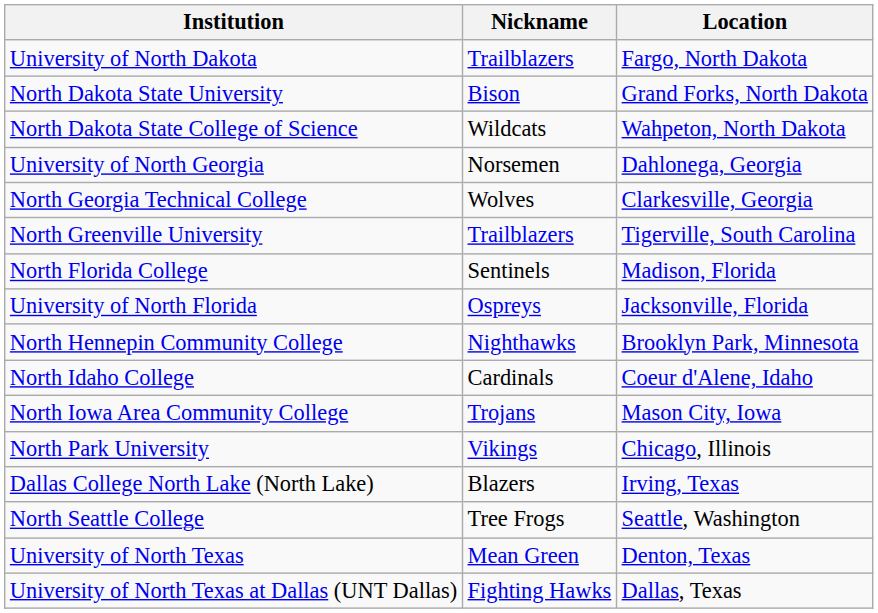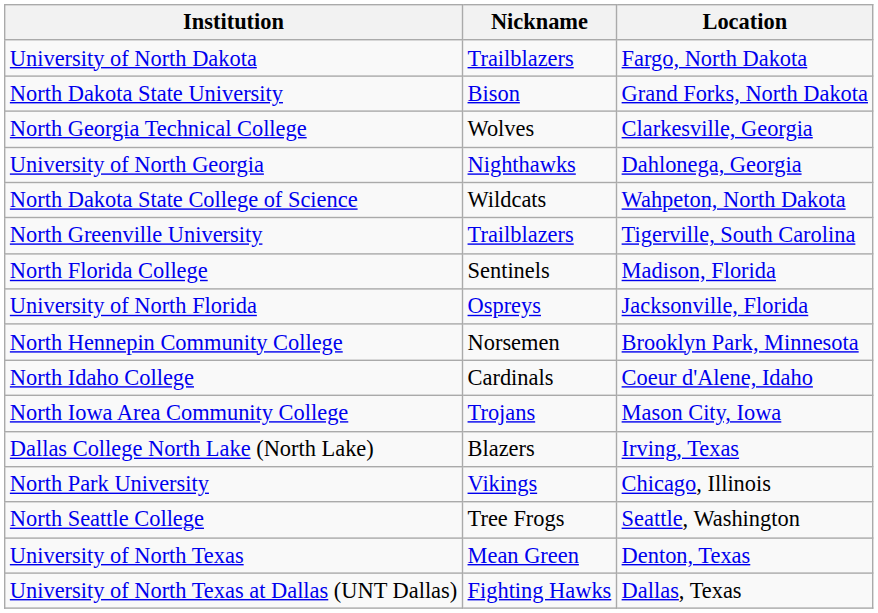rows swapped: (184, 128) <-> (158, 199)
(514, 164) Norsemen -> (522, 164) Nighthawks
(522, 341) Nighthawks -> (514, 341) Norsemen
rows swapped: (192, 484) <-> (109, 448)
